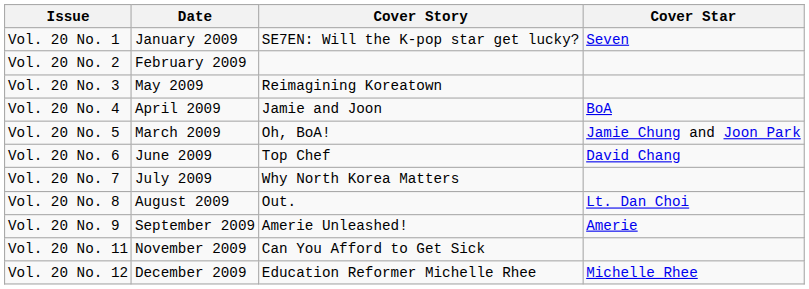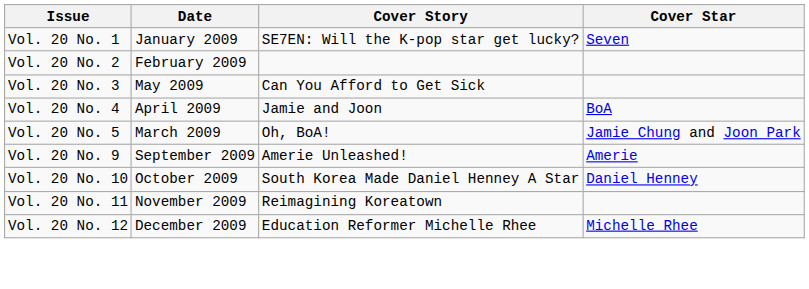(352, 86) Reimagining Koreatown -> (373, 86) Can You Afford to Get Sick
- row: (64, 156)
- row: (64, 179)
- row: (64, 203)
+ row: (68, 179)
(373, 249) Can You Afford to Get Sick -> (352, 203) Reimagining Koreatown
